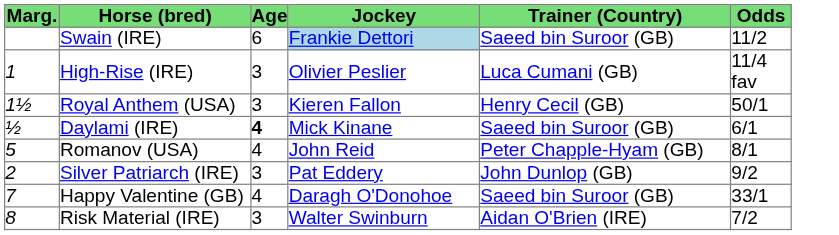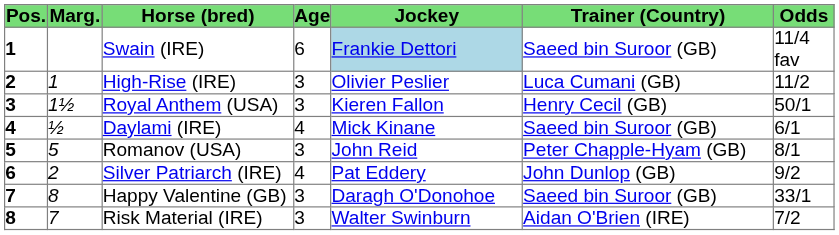+ column: (26, 15)
(749, 38) 11/2 -> (792, 49) 11/4 fav
(749, 71) 11/4 fav -> (792, 82) 11/2
(257, 127) bold -> (300, 127) normal
(257, 150) 4 -> (300, 150) 3
(257, 172) 3 -> (300, 172) 4
(10, 195) 7 -> (53, 195) 8
(257, 195) 4 -> (300, 195) 3
(10, 218) 8 -> (53, 218) 7
